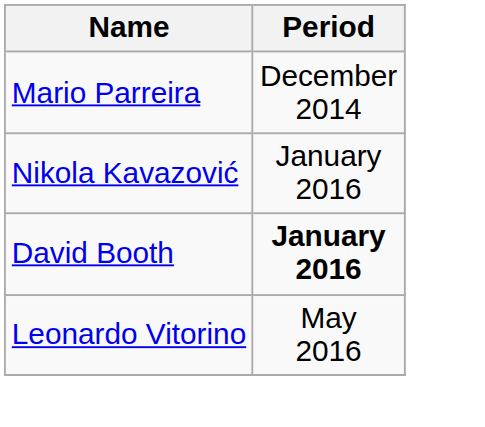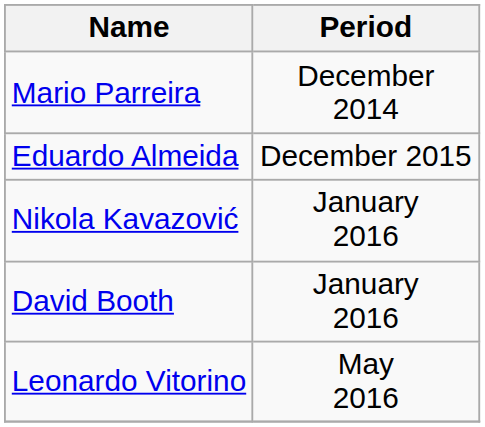+ row: (125, 155)
(329, 253) bold -> (366, 300) normal
